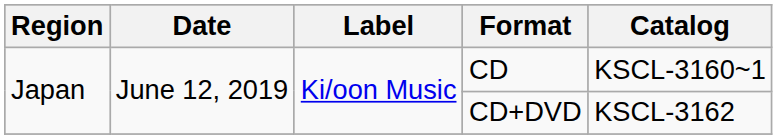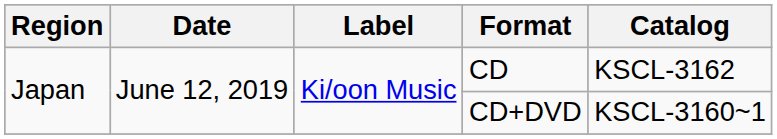(680, 69) KSCL-3160~1 -> (664, 69) KSCL-3162
(664, 112) KSCL-3162 -> (680, 112) KSCL-3160~1
